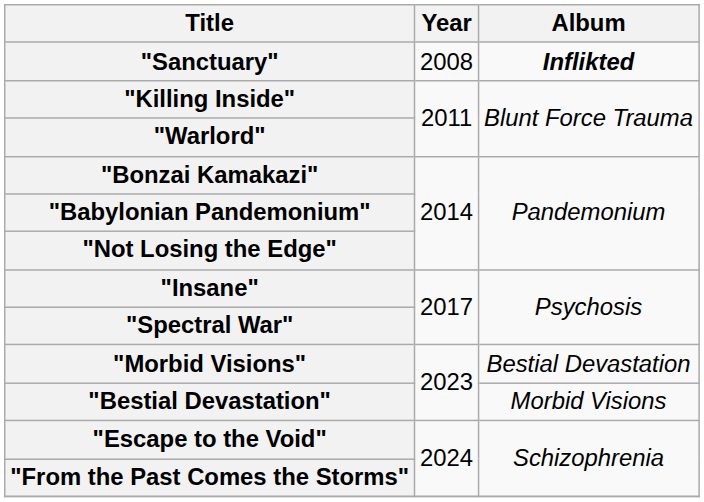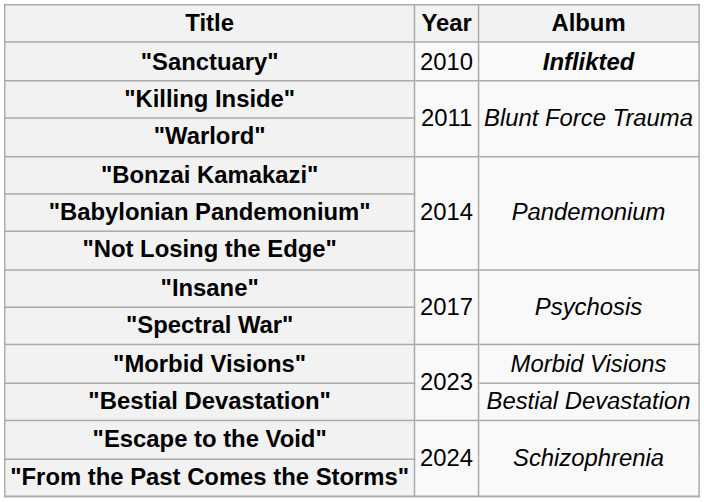(447, 61) 2008 -> (447, 61) 2010
(589, 363) Bestial Devastation -> (589, 363) Morbid Visions
(589, 401) Morbid Visions -> (589, 401) Bestial Devastation
